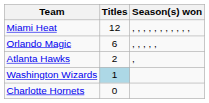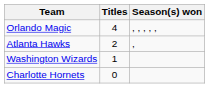- row: (32, 28)
(115, 43) 6 -> (115, 28) 4
(115, 75) lightblue background -> (115, 59) no background
